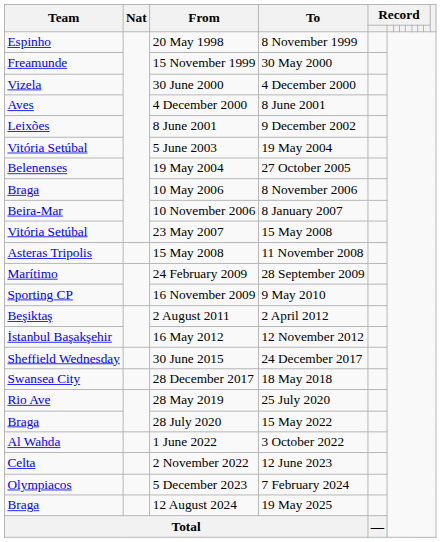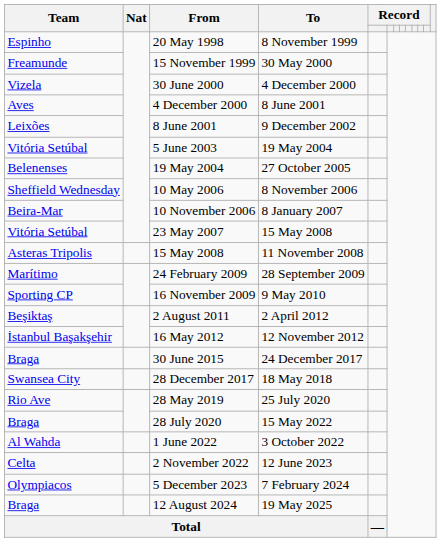(23, 189) Braga -> (64, 189) Sheffield Wednesday
(64, 358) Sheffield Wednesday -> (23, 358) Braga
